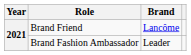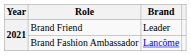(161, 27) Lancôme -> (157, 27) Leader
(157, 43) Leader -> (161, 43) Lancôme
